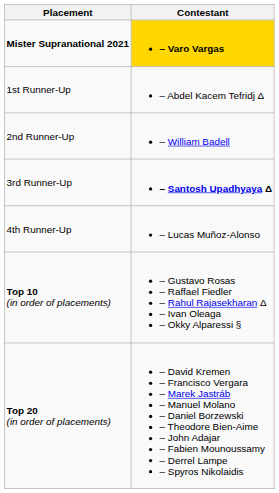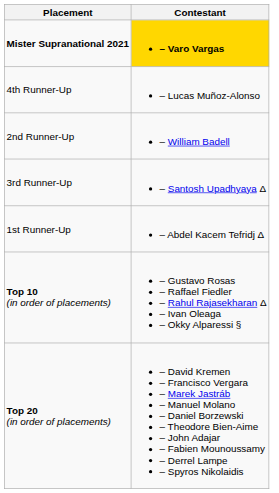rows swapped: (39, 90) <-> (39, 229)
(203, 188) bold -> (200, 188) normal
